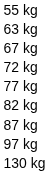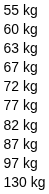+ row: (21, 29)
